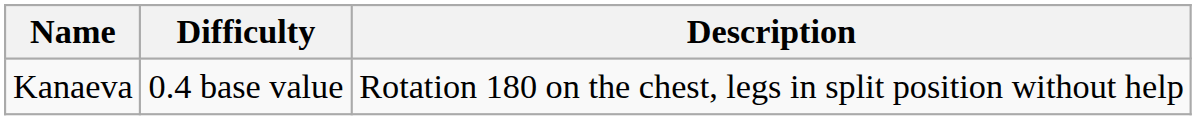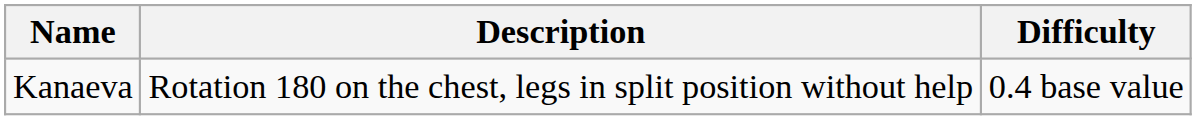columns swapped: (771, 31) <-> (246, 31)
